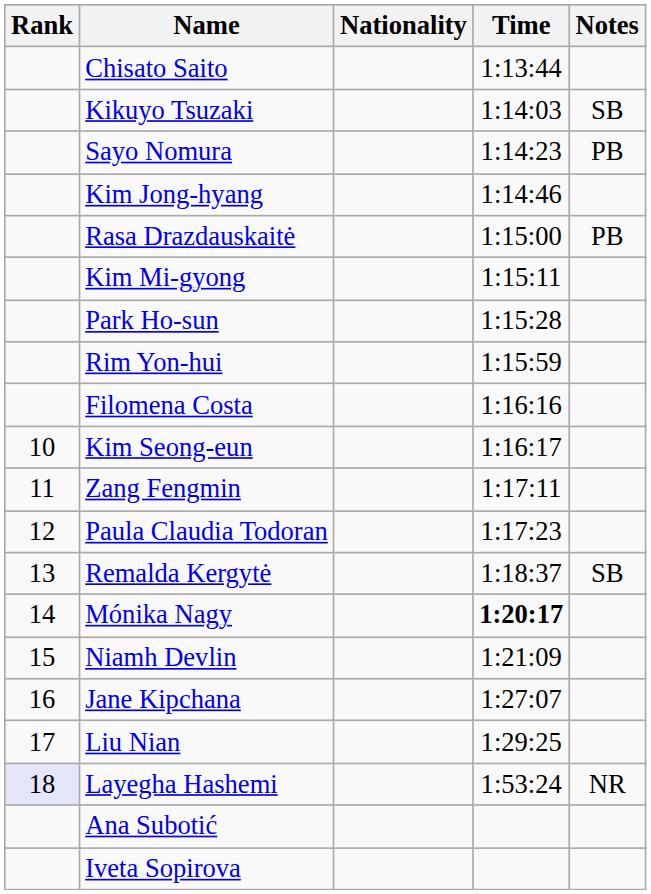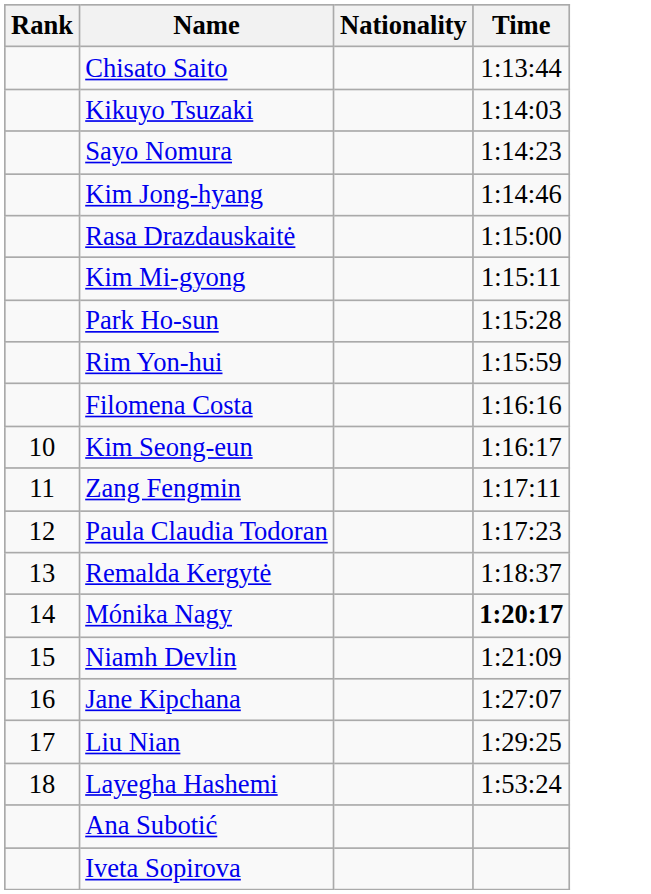- column: (607, 25)
(42, 783) lavender background -> (42, 783) no background
